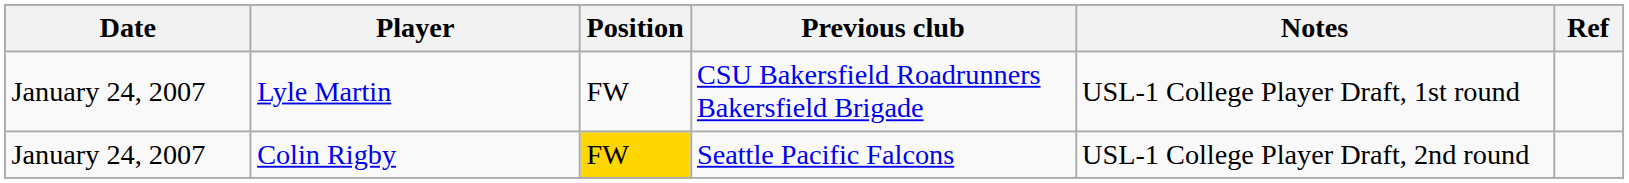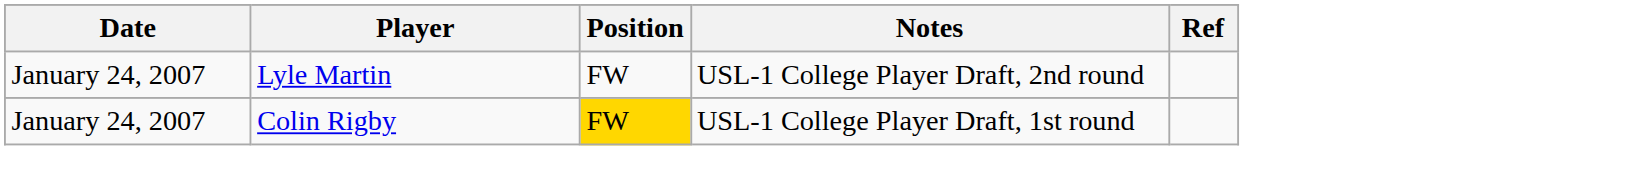- column: (883, 27)
(1301, 91) USL-1 College Player Draft, 1st round -> (921, 74) USL-1 College Player Draft, 2nd round
(1306, 154) USL-1 College Player Draft, 2nd round -> (916, 121) USL-1 College Player Draft, 1st round
